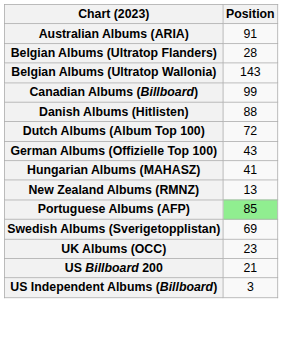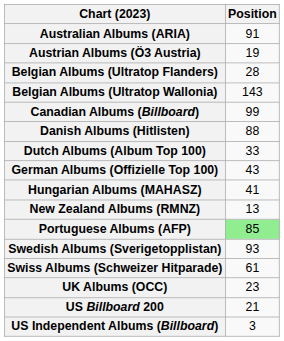+ row: (115, 53)
(250, 131) 72 -> (252, 151) 33
(250, 229) 69 -> (252, 248) 93
+ row: (115, 268)
